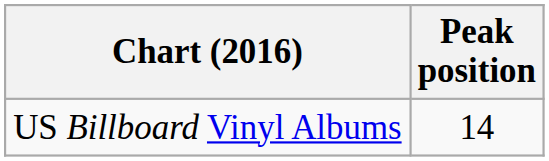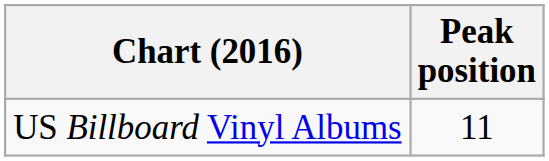(477, 126) 14 -> (477, 126) 11
